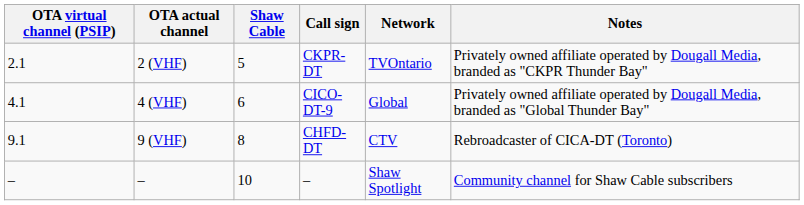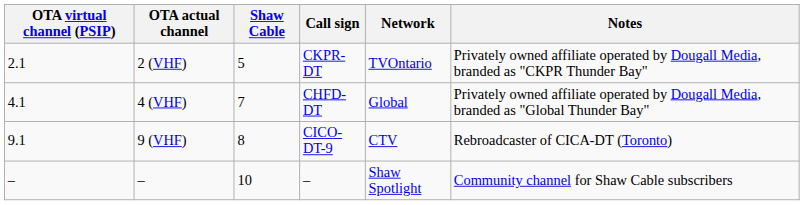(241, 102) 6 -> (241, 102) 7
(323, 102) CICO-DT-9 -> (325, 102) CHFD-DT
(325, 141) CHFD-DT -> (323, 141) CICO-DT-9
